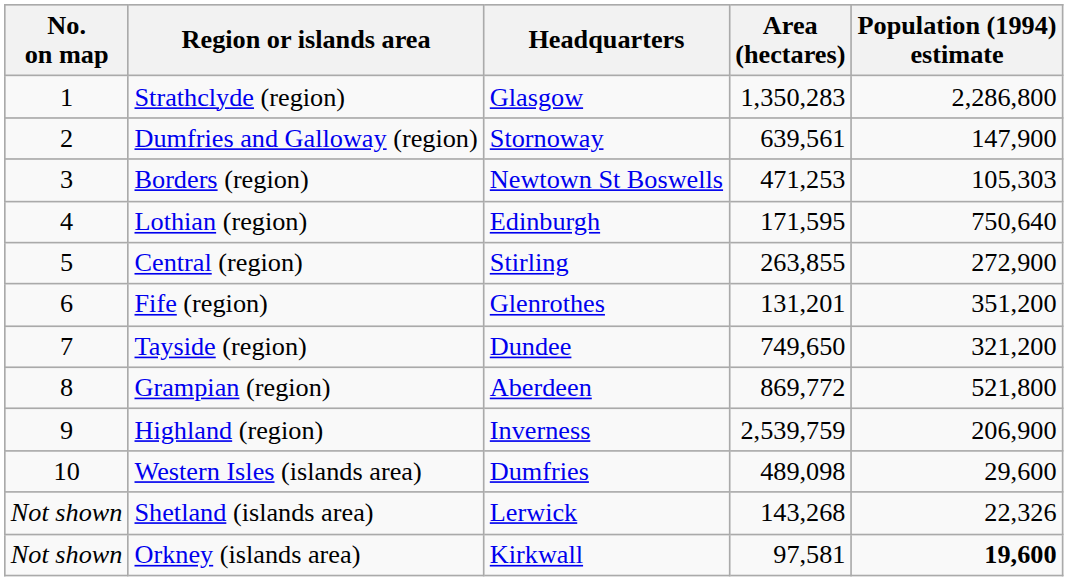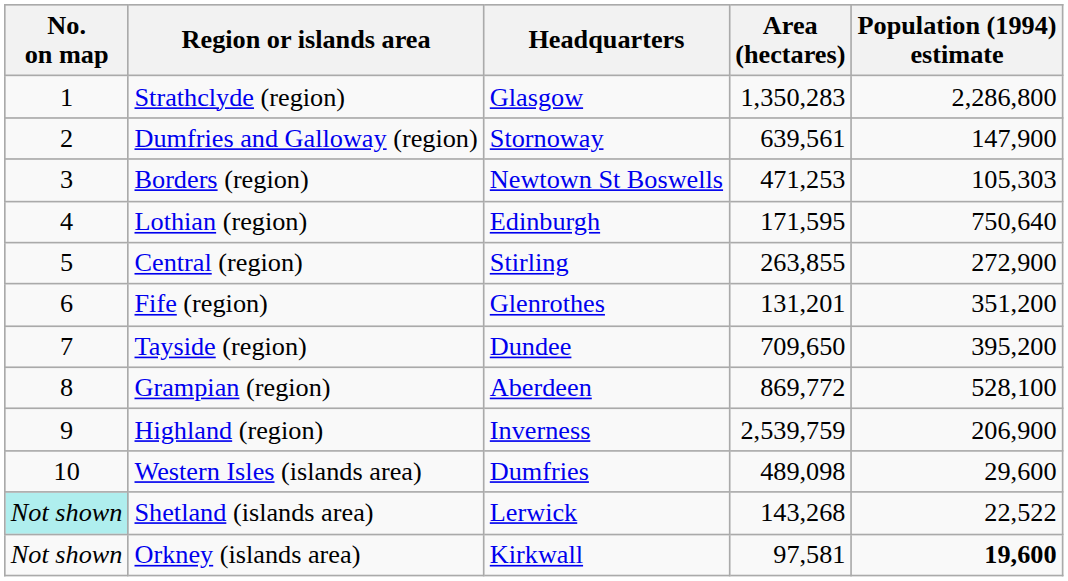(803, 346) 749,650 -> (803, 346) 709,650
(1014, 346) 321,200 -> (1014, 346) 395,200
(1014, 387) 521,800 -> (1014, 387) 528,100
(67, 512) no background -> (67, 512) paleturquoise background
(1020, 512) 22,326 -> (1020, 512) 22,522
